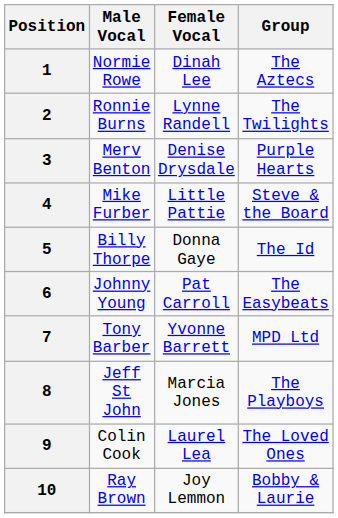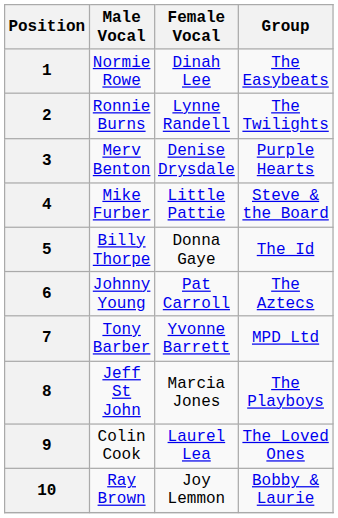(286, 71) The Aztecs -> (286, 71) The Easybeats
(286, 294) The Easybeats -> (286, 294) The Aztecs
